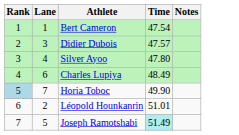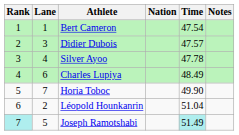+ column: (162, 12)
(159, 59) 47.80 -> (192, 59) 47.78
(18, 91) lightblue background -> (18, 91) no background
(159, 106) 51.01 -> (192, 106) 51.04
(18, 122) no background -> (18, 122) paleturquoise background
